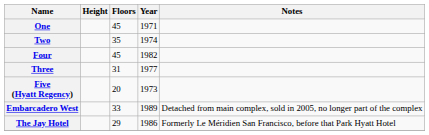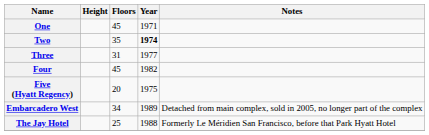(149, 41) normal -> (149, 41) bold
rows swapped: (42, 70) <-> (42, 55)
(149, 89) 1973 -> (149, 89) 1975
(116, 109) 33 -> (116, 109) 34
(116, 123) 29 -> (116, 123) 25
(149, 123) 1986 -> (149, 123) 1988
